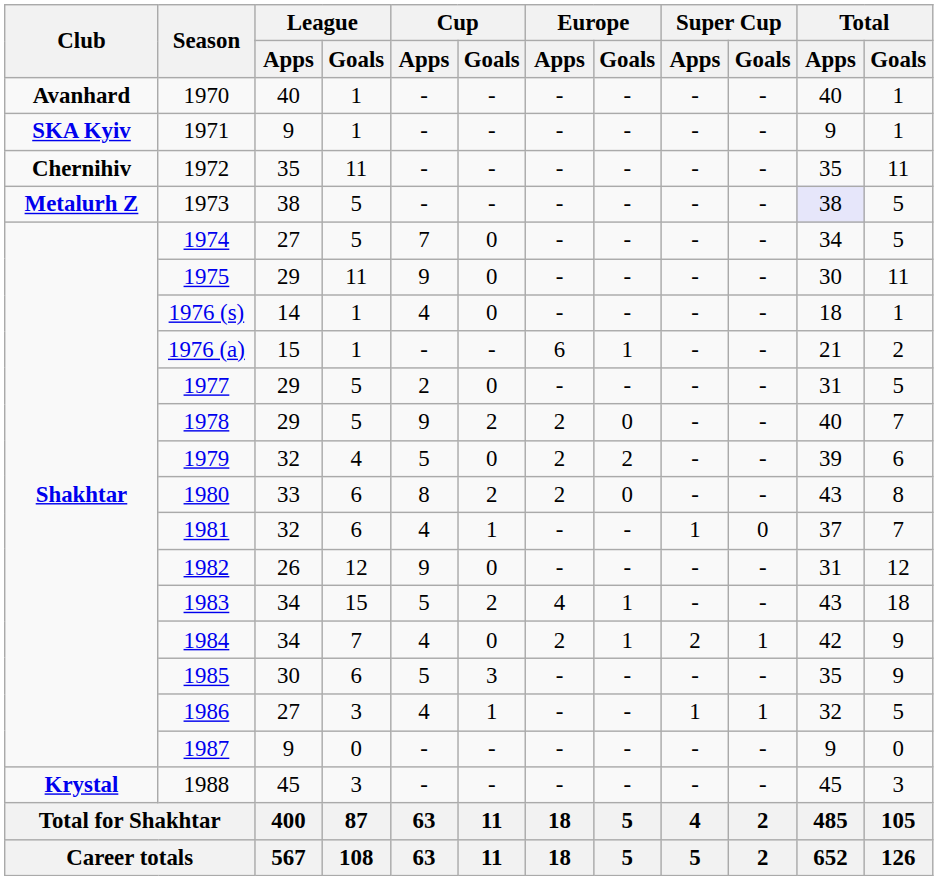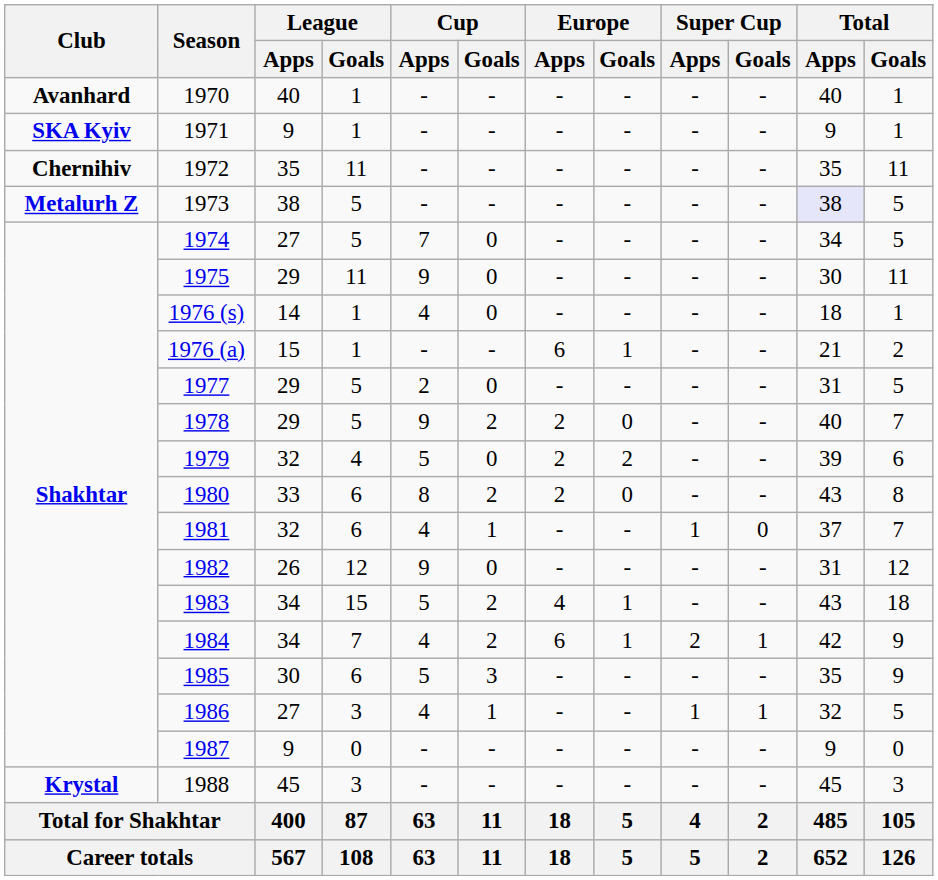(492, 639) 0 -> (492, 639) 2
(559, 639) 2 -> (559, 639) 6
